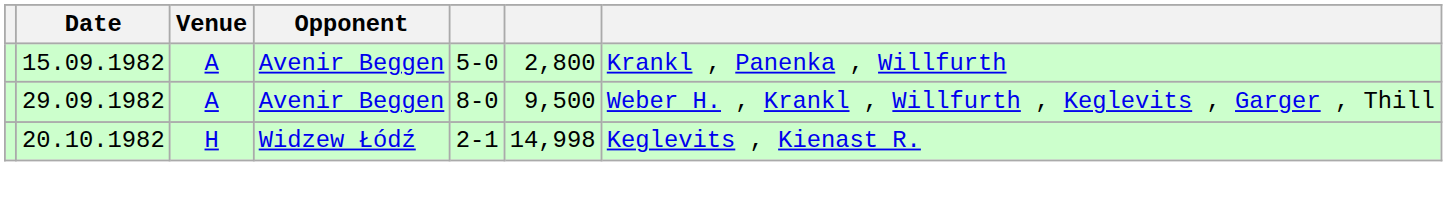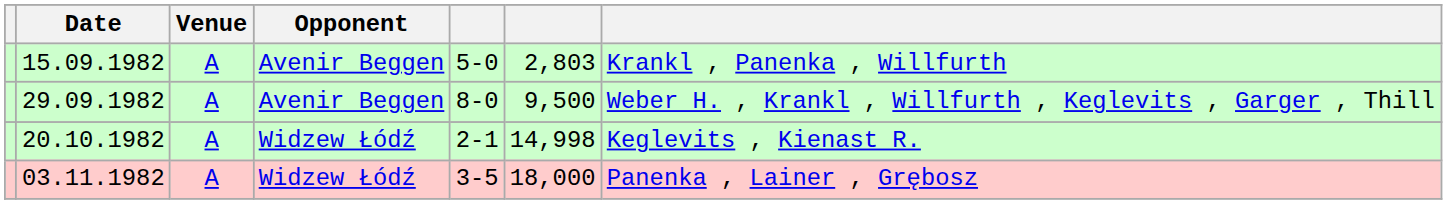(560, 63) 2,800 -> (560, 63) 2,803
(212, 141) H -> (212, 141) A
+ row: (93, 179)
